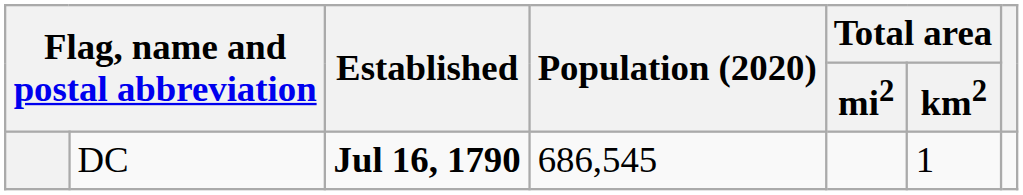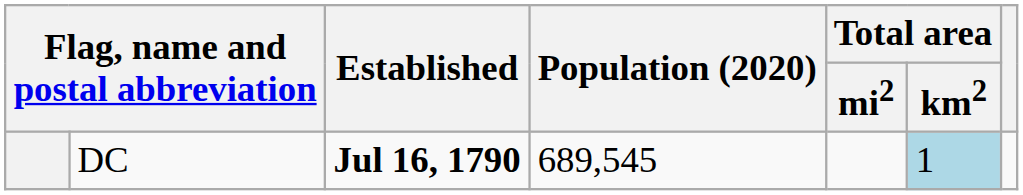(597, 160) 686,545 -> (597, 160) 689,545
(925, 160) no background -> (925, 160) lightblue background
